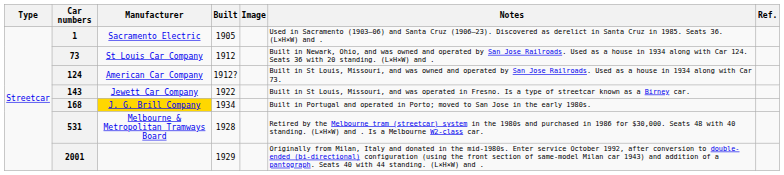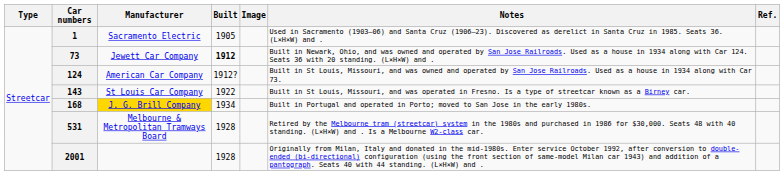(154, 56) St Louis Car Company -> (154, 56) Jewett Car Company
(226, 56) normal -> (226, 56) bold
(154, 92) Jewett Car Company -> (154, 92) St Louis Car Company
(226, 157) 1929 -> (226, 157) 1928
